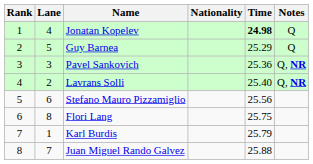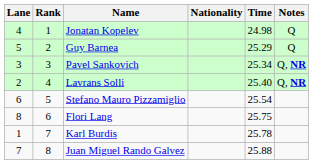columns swapped: (20, 13) <-> (49, 13)
(260, 30) bold -> (260, 30) normal
(260, 64) 25.36 -> (260, 64) 25.34
(260, 99) 25.56 -> (260, 99) 25.54
(260, 133) 25.79 -> (260, 133) 25.78
